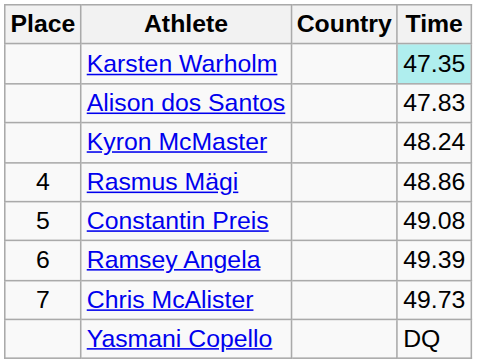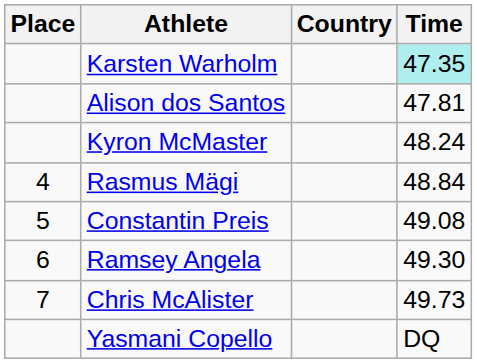(434, 102) 47.83 -> (434, 102) 47.81
(434, 181) 48.86 -> (434, 181) 48.84
(434, 260) 49.39 -> (434, 260) 49.30
